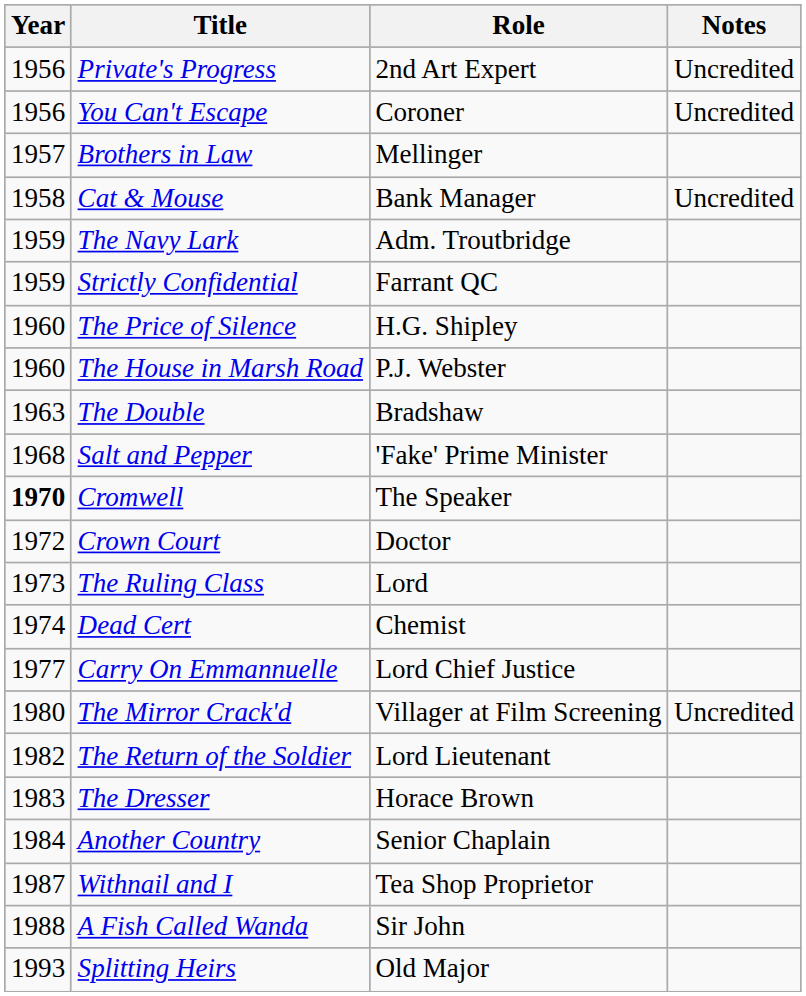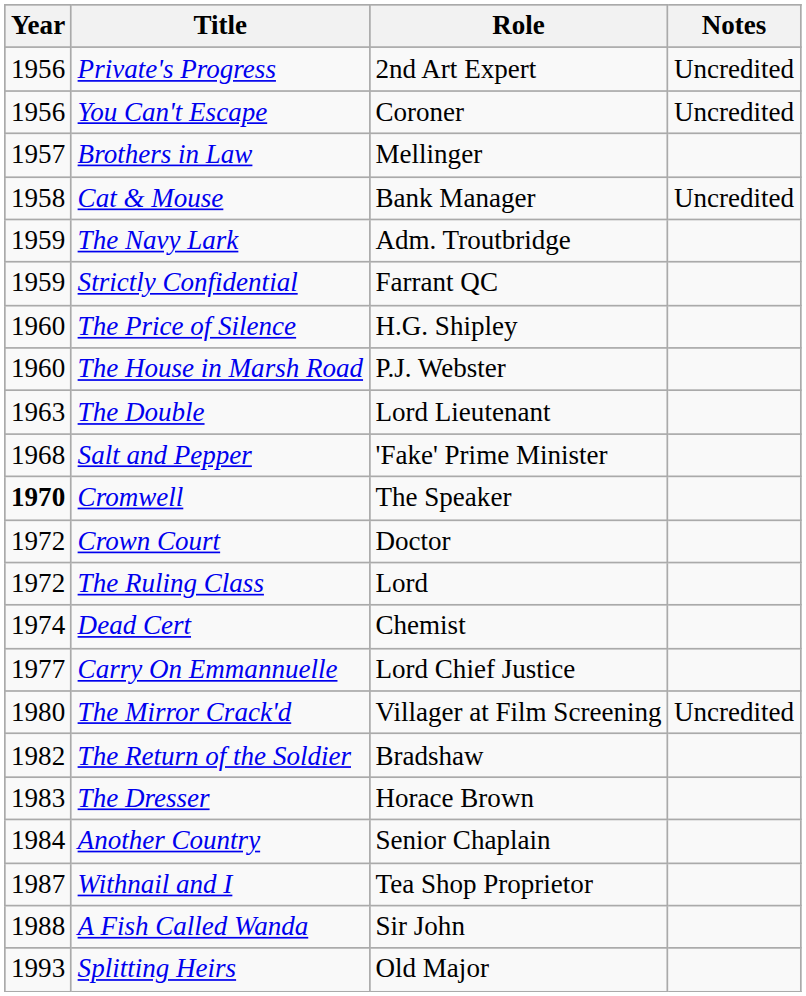(430, 411) Bradshaw -> (463, 411) Lord Lieutenant
(38, 583) 1973 -> (38, 583) 1972
(463, 754) Lord Lieutenant -> (430, 754) Bradshaw
